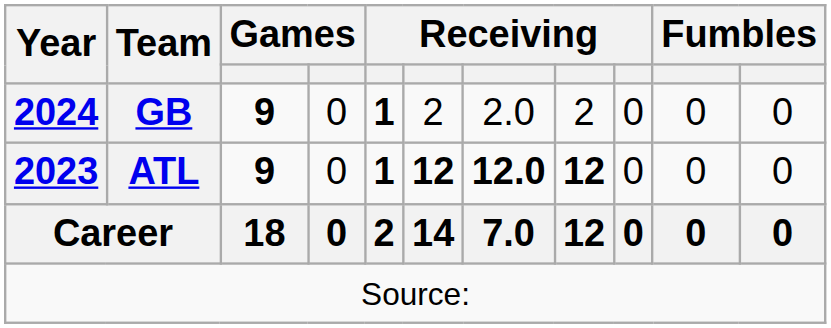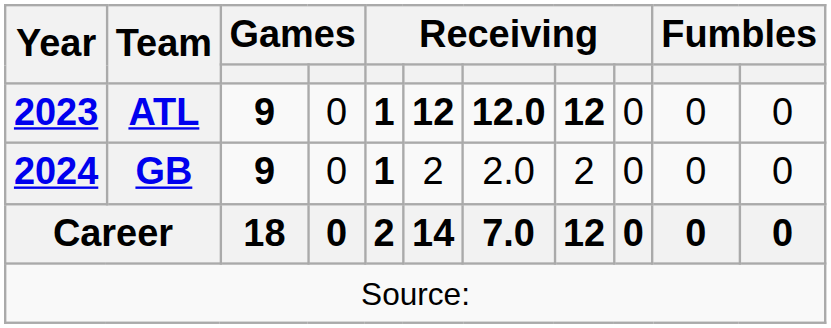rows swapped: (164, 172) <-> (164, 112)
